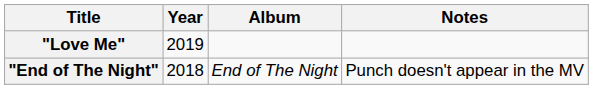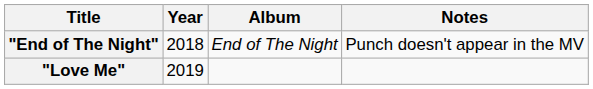rows swapped: (84, 71) <-> (84, 44)
